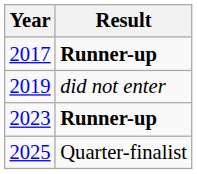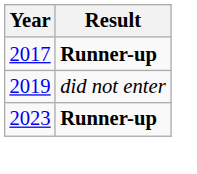- row: (30, 151)
